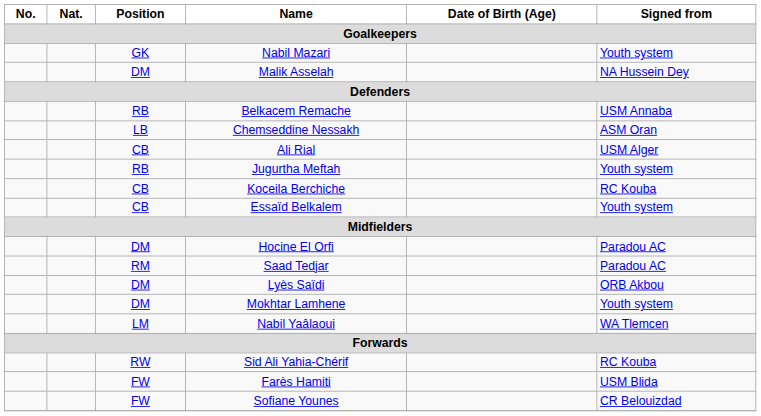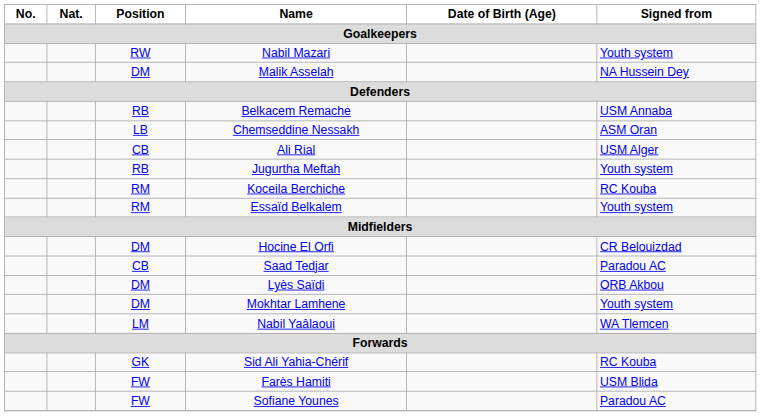(140, 53) GK -> (140, 53) RW
(140, 189) CB -> (140, 189) RM
(140, 208) CB -> (140, 208) RM
(633, 247) Paradou AC -> (641, 247) CR Belouizdad
(140, 266) RM -> (140, 266) CB
(140, 363) RW -> (140, 363) GK
(641, 401) CR Belouizdad -> (633, 401) Paradou AC
